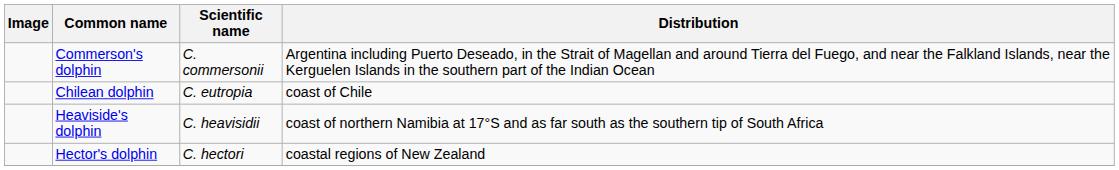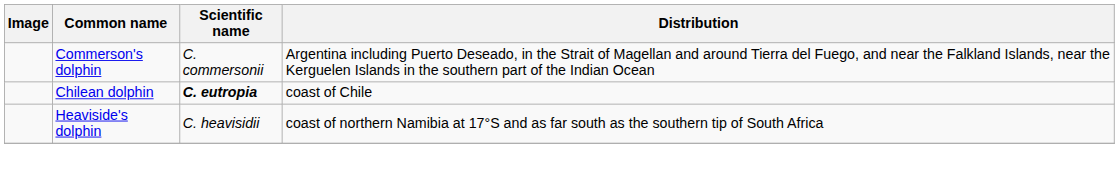(218, 92) normal -> (220, 92) bold
- row: (106, 154)
